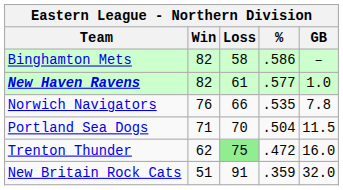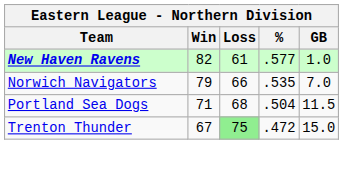- row: (70, 61)
(204, 106) 76 -> (204, 83) 79
(319, 106) 7.8 -> (319, 83) 7.0
(239, 128) 70 -> (239, 106) 68
(204, 151) 62 -> (204, 128) 67
(319, 151) 16.0 -> (319, 128) 15.0
- row: (95, 173)
